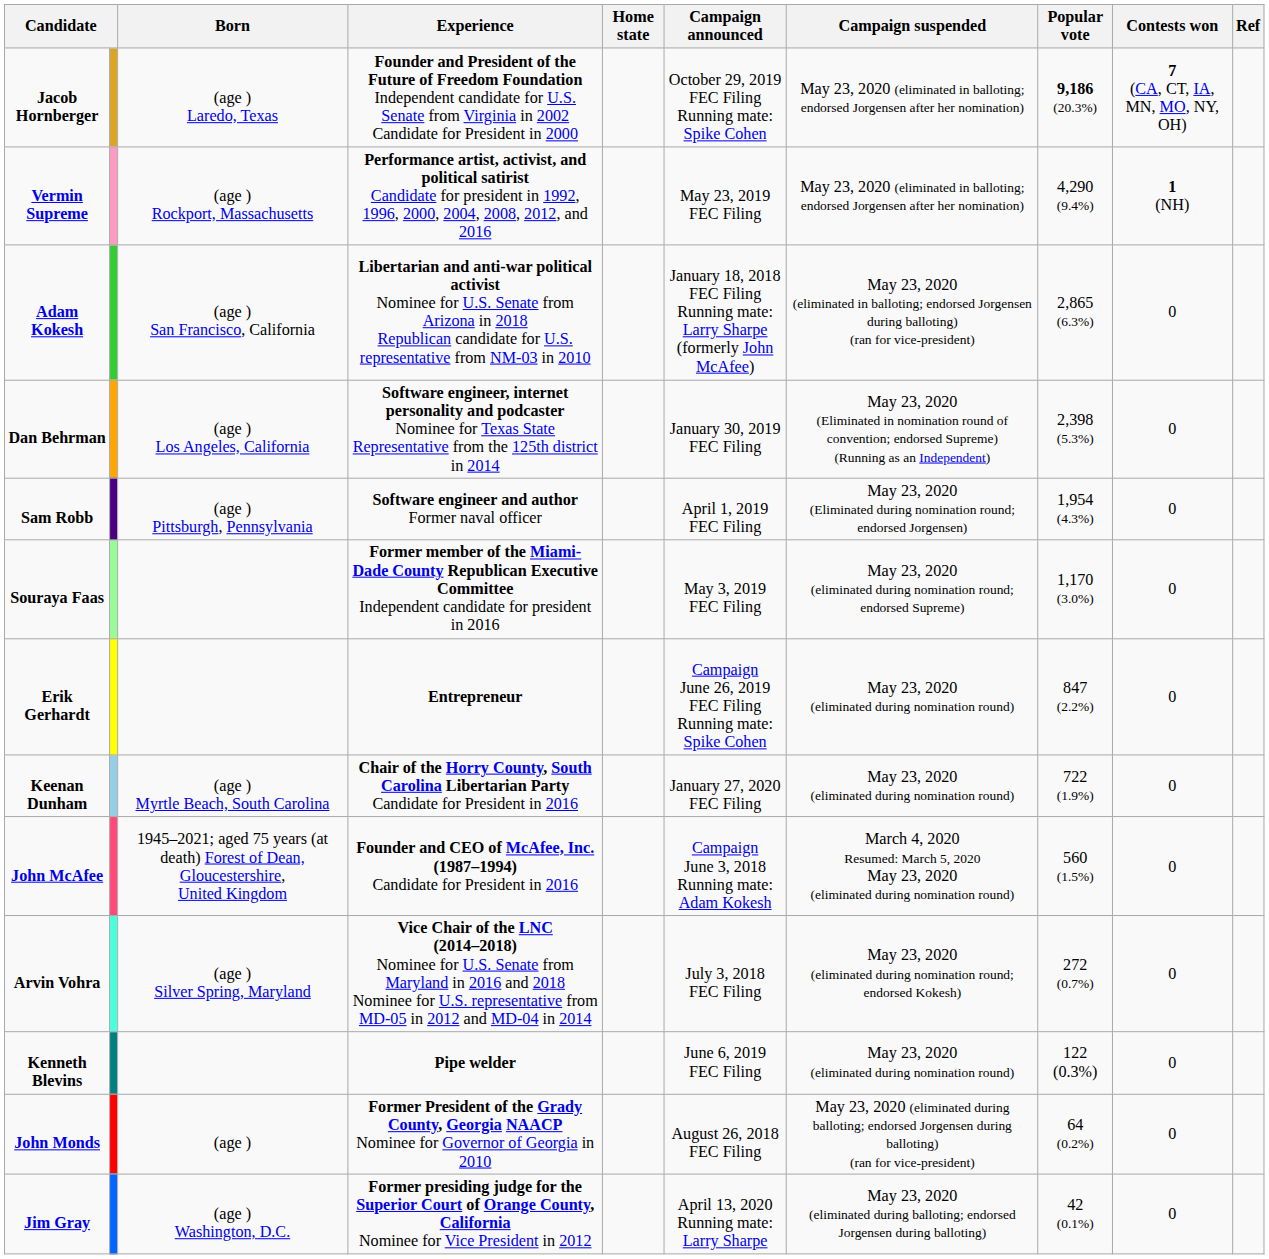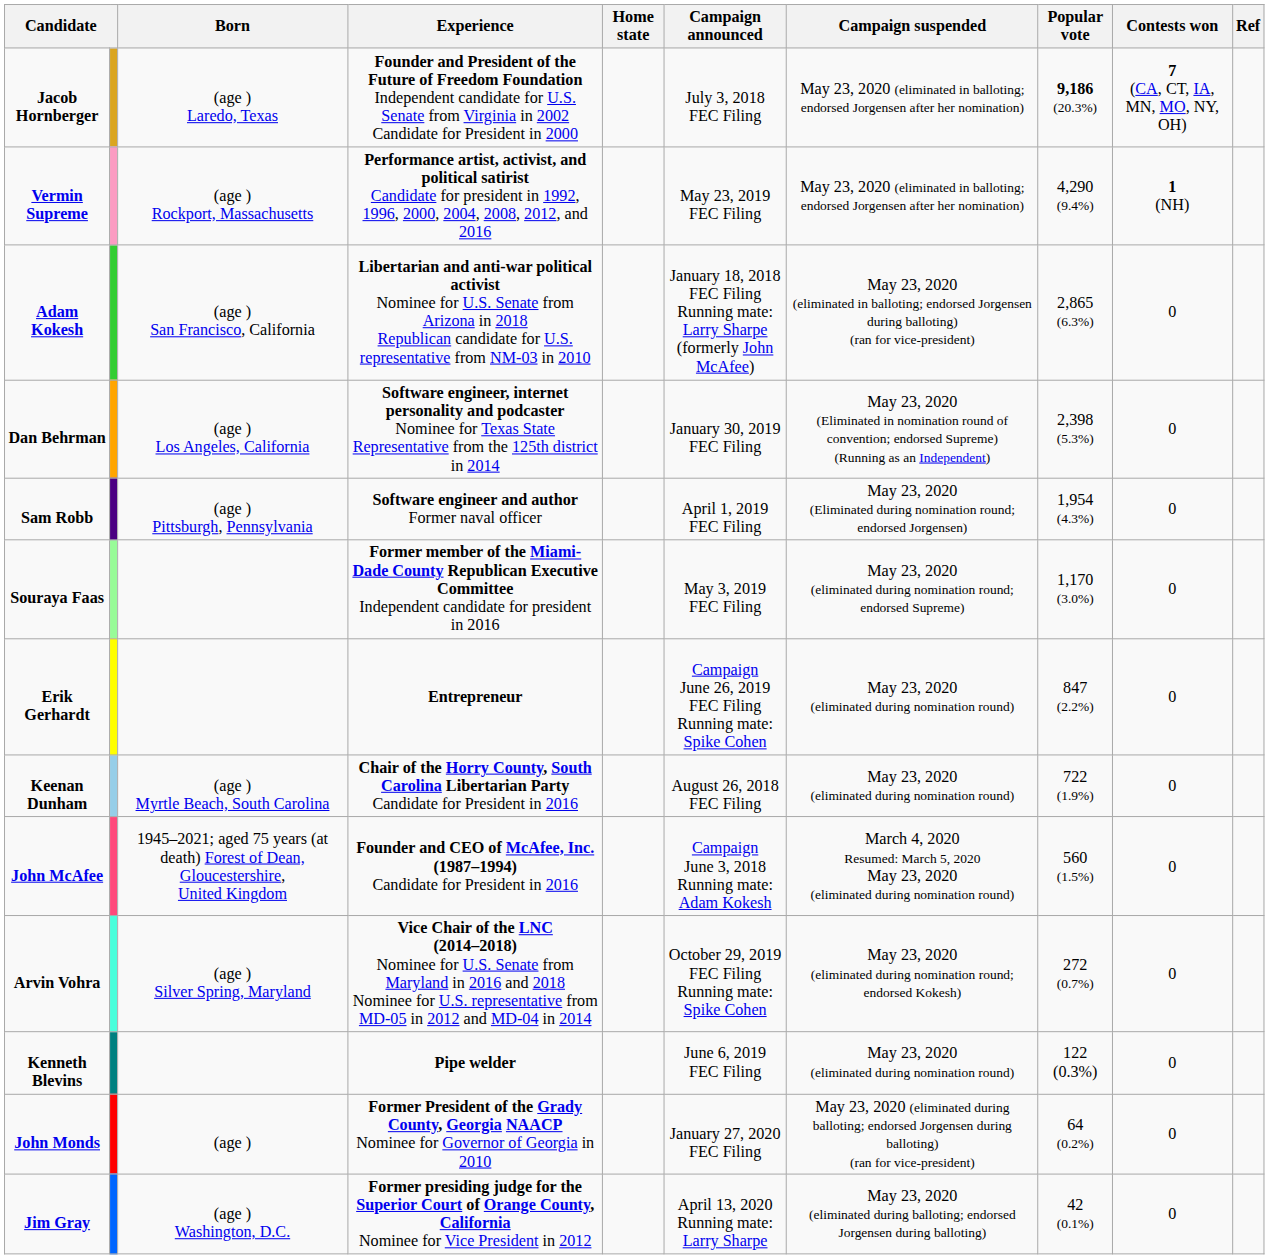(725, 106) October 29, 2019 FEC Filing Running mate: Spike Cohen -> (725, 106) July 3, 2018 FEC Filing
(725, 795) January 27, 2020 FEC Filing -> (725, 795) August 26, 2018 FEC Filing
(725, 982) July 3, 2018 FEC Filing -> (725, 982) October 29, 2019 FEC Filing Running mate: Spike Cohen
(725, 1142) August 26, 2018 FEC Filing -> (725, 1142) January 27, 2020 FEC Filing
